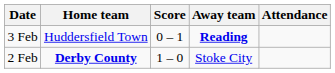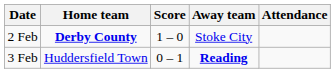rows swapped: (23, 57) <-> (23, 36)
